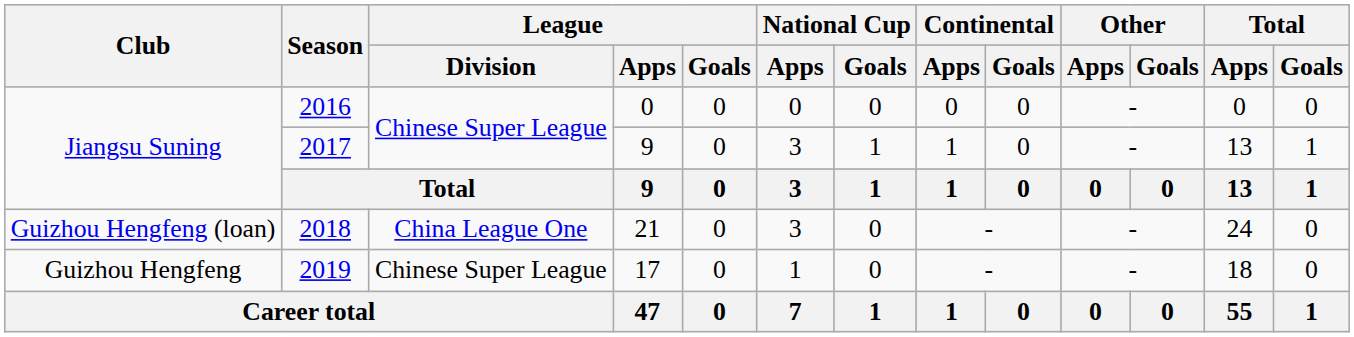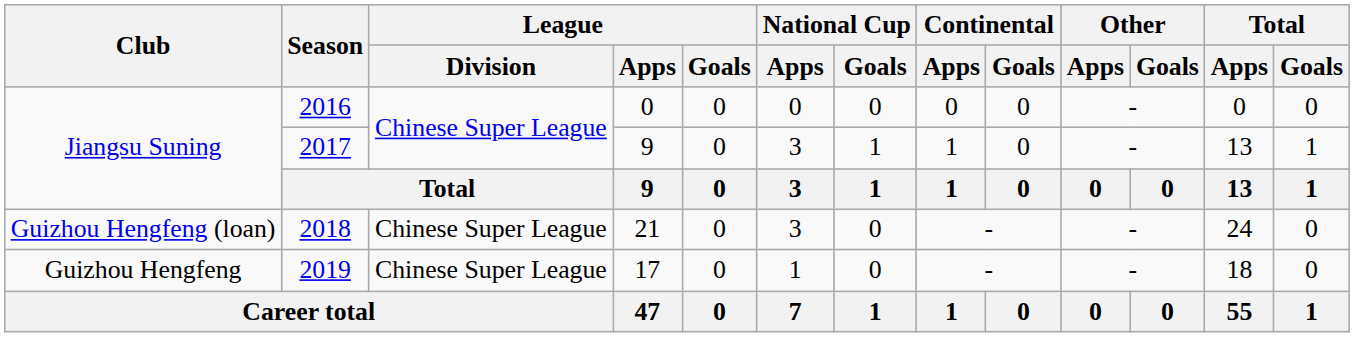(491, 229) China League One -> (491, 229) Chinese Super League
